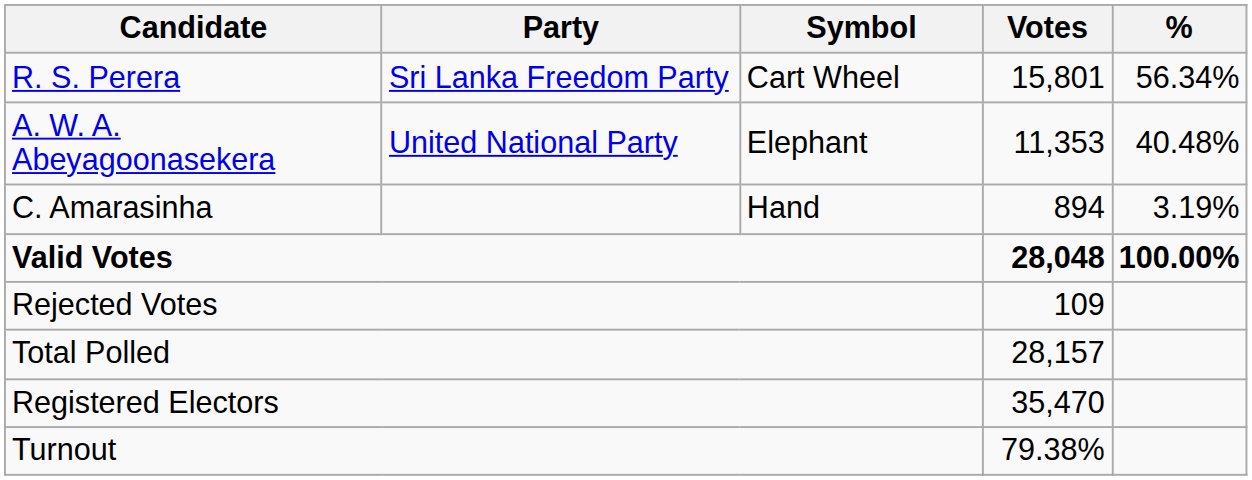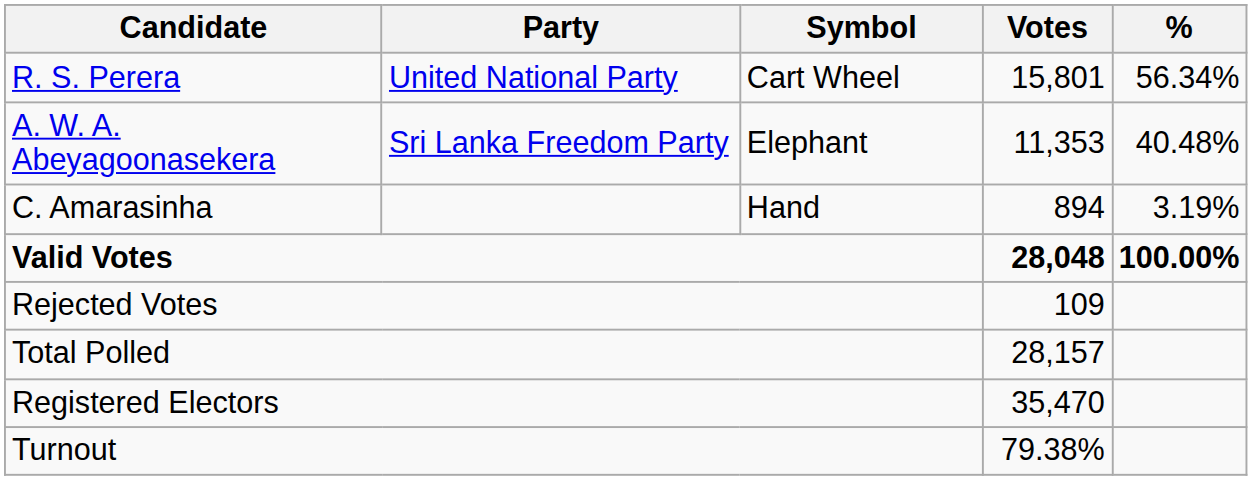(559, 77) Sri Lanka Freedom Party -> (533, 77) United National Party
(533, 142) United National Party -> (559, 142) Sri Lanka Freedom Party
